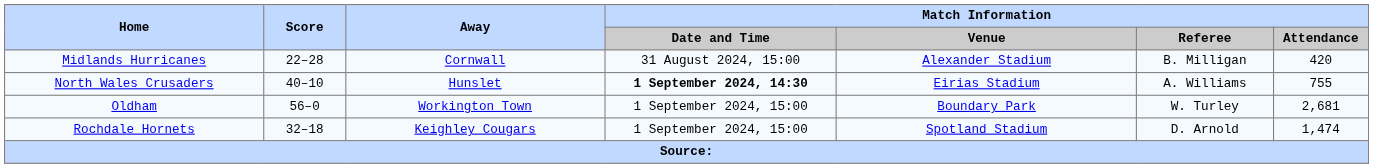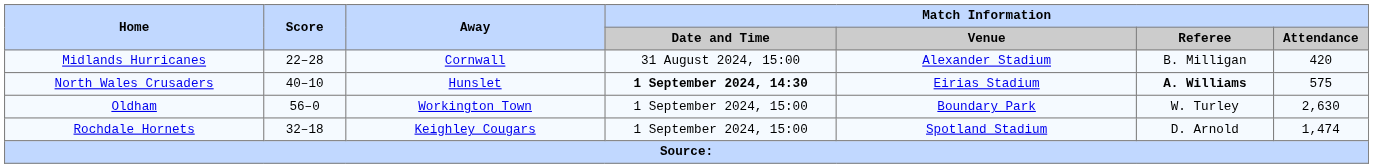(1205, 84) normal -> (1205, 84) bold
(1321, 84) 755 -> (1321, 84) 575
(1321, 107) 2,681 -> (1321, 107) 2,630
